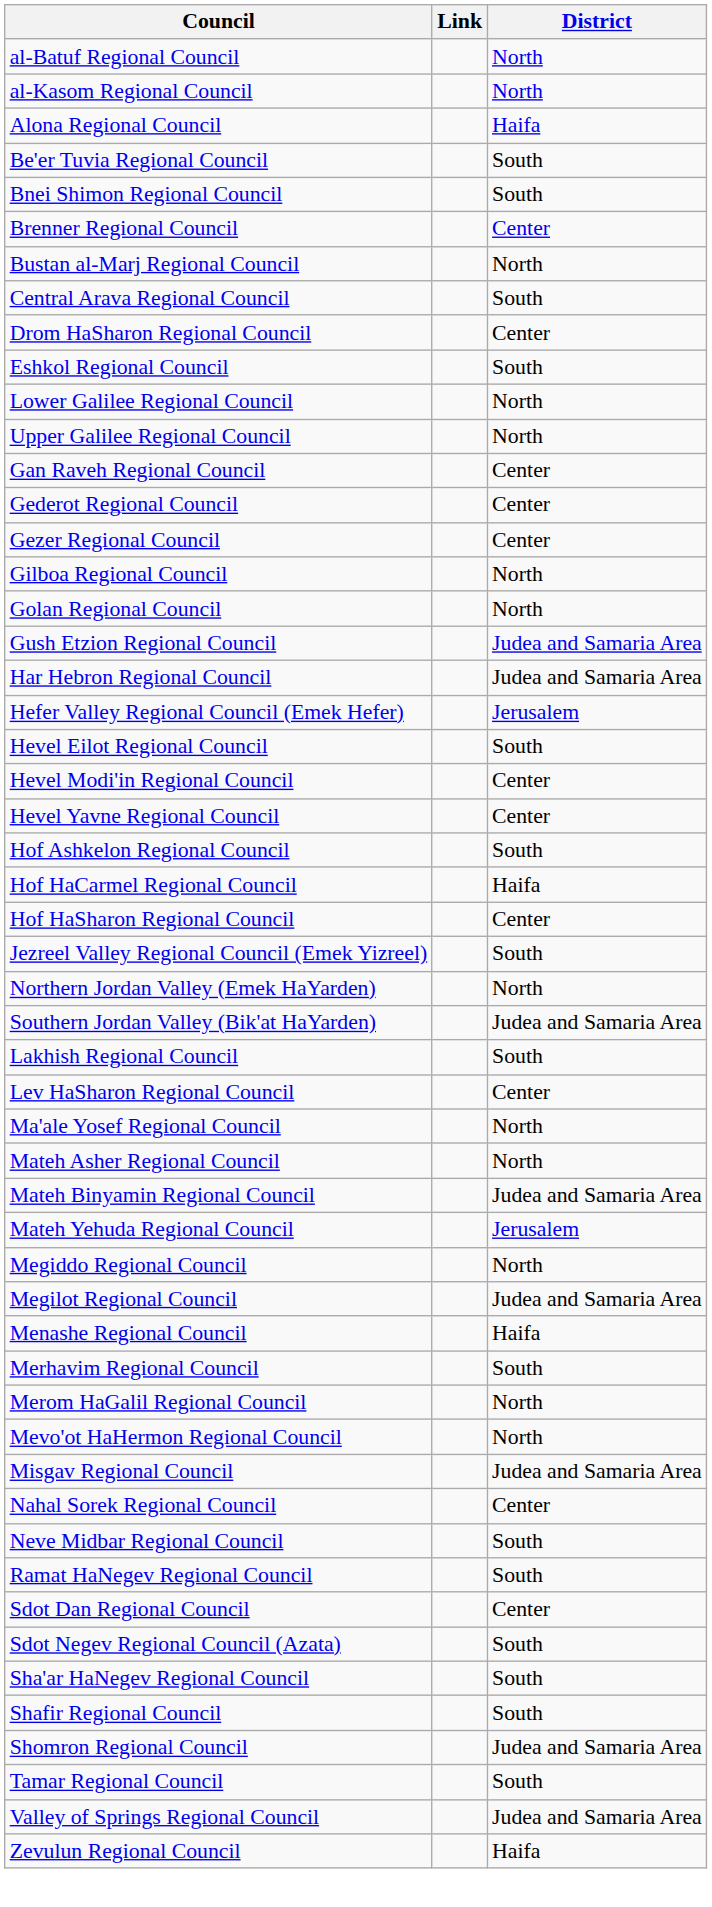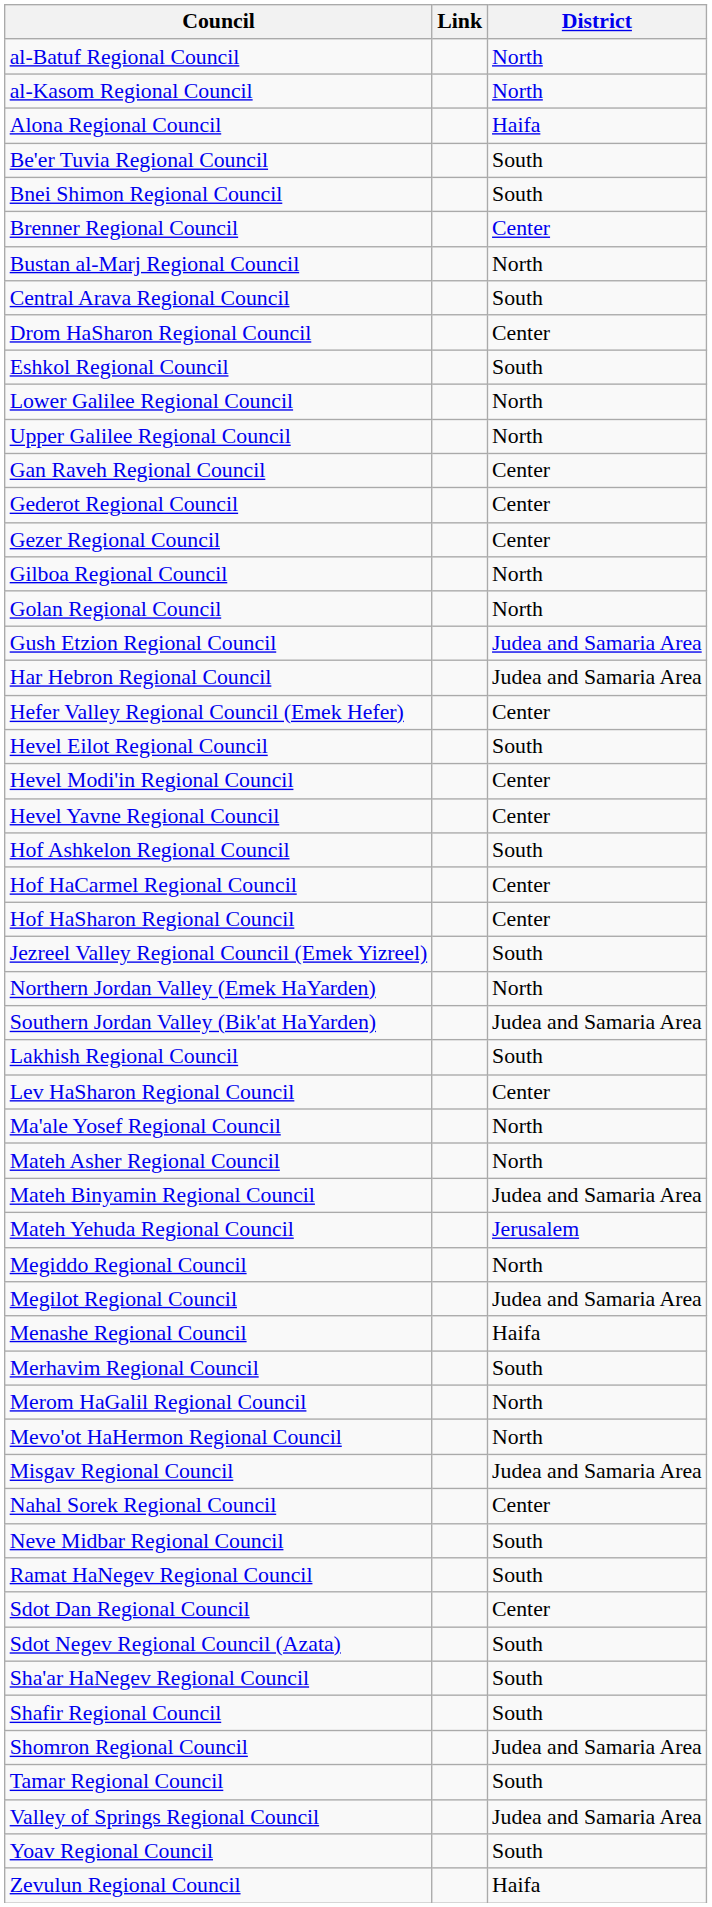(536, 711) Jerusalem -> (521, 711) Center
(516, 884) Haifa -> (521, 884) Center
+ row: (111, 1850)
